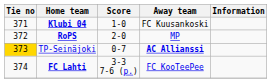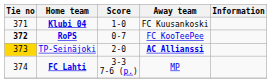(21, 37) normal -> (21, 37) bold
(119, 37) 2-0 -> (119, 37) 0-7
(175, 37) MP -> (175, 37) FC KooTeePee
(119, 50) 0-7 -> (119, 50) 2-0
(175, 67) FC KooTeePee -> (175, 67) MP
